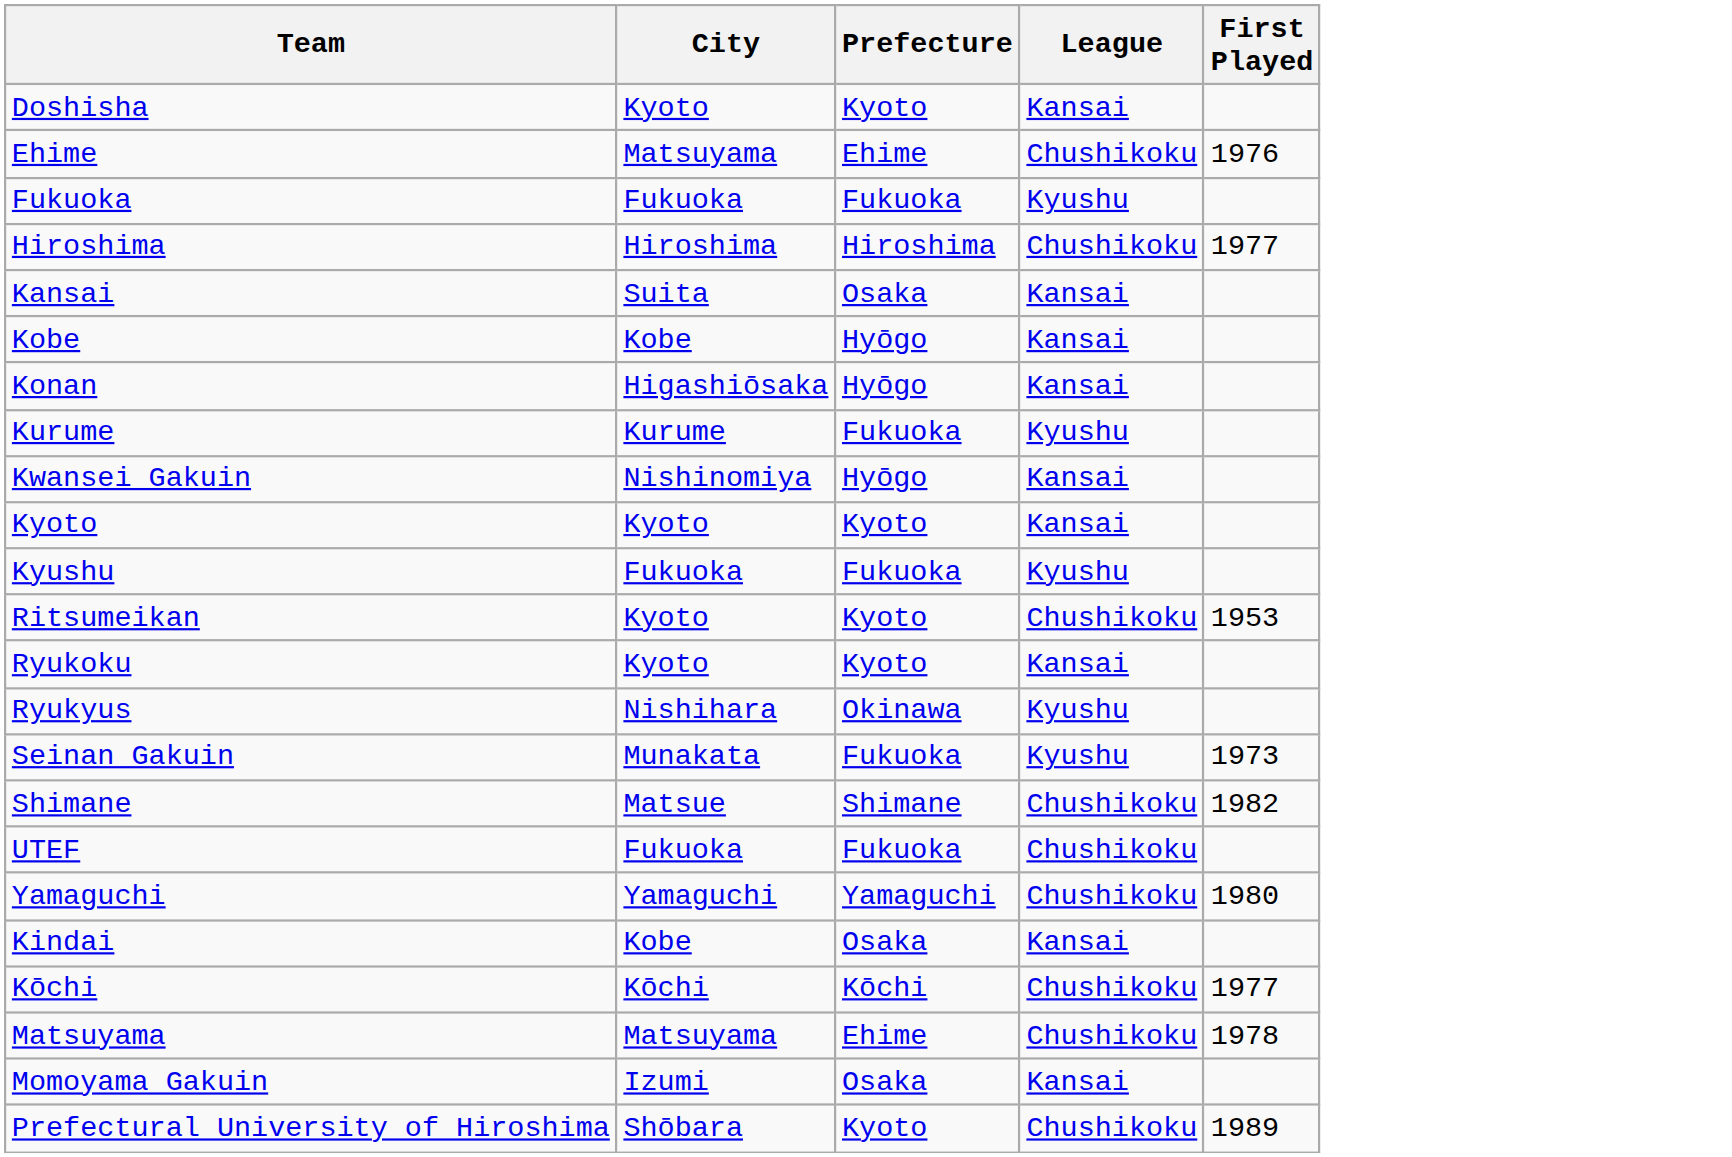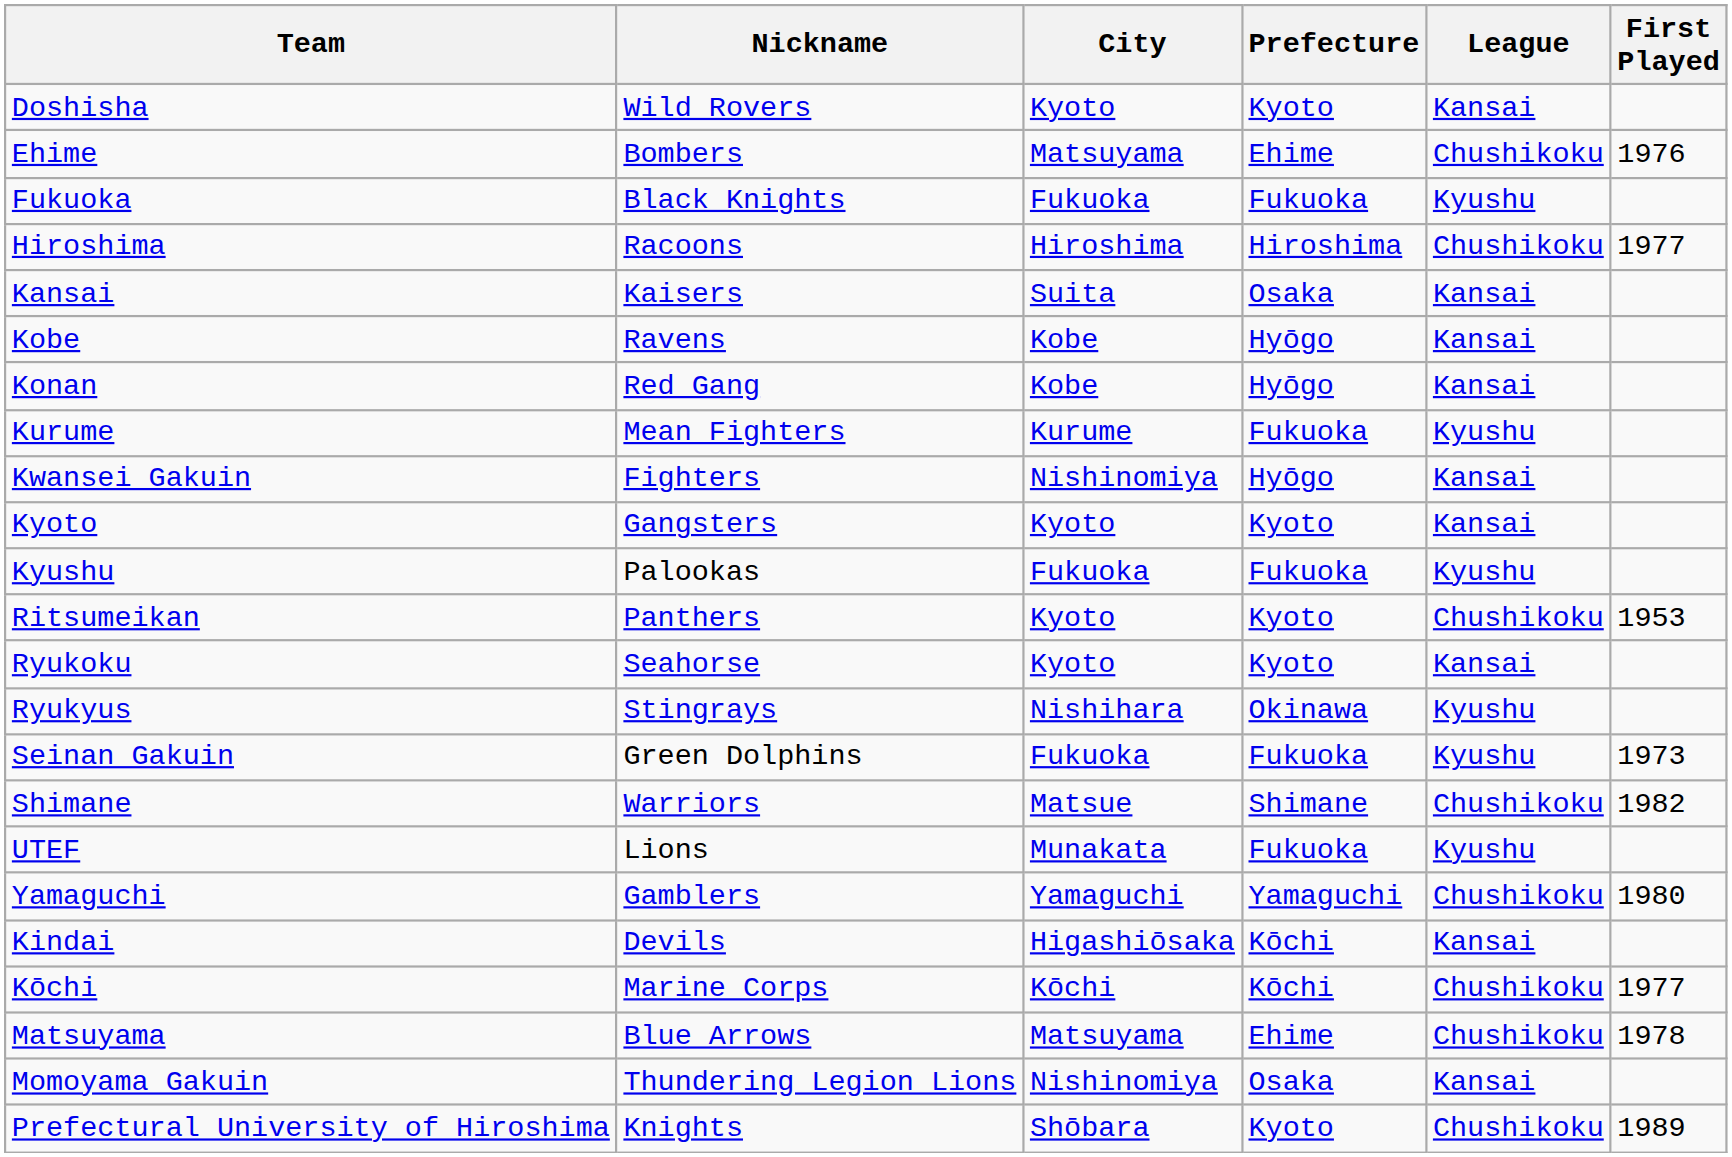+ column: (820, 45)
(726, 386) Higashiōsaka -> (1064, 386) Kobe
(692, 757) Munakata -> (1090, 757) Fukuoka
(683, 850) Fukuoka -> (1098, 850) Munakata
(1112, 850) Chushikoku -> (1484, 850) Kyushu
(658, 943) Kobe -> (1132, 943) Higashiōsaka
(885, 943) Osaka -> (1291, 943) Kōchi
(666, 1082) Izumi -> (1124, 1082) Nishinomiya
